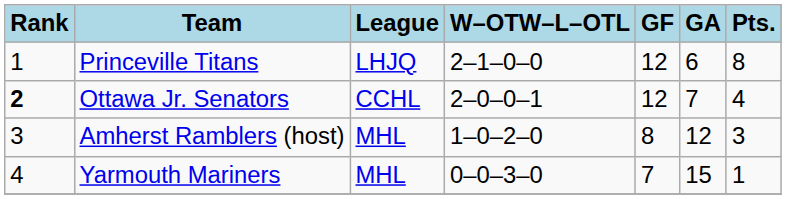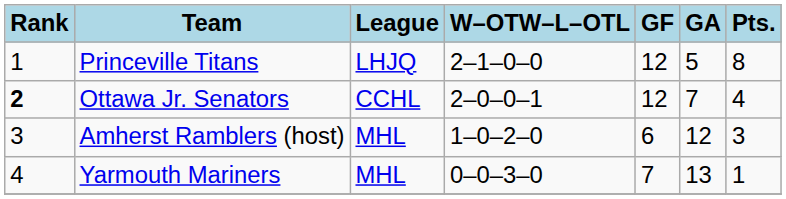(692, 61) 6 -> (692, 61) 5
(648, 136) 8 -> (648, 136) 6
(698, 174) 15 -> (698, 174) 13
